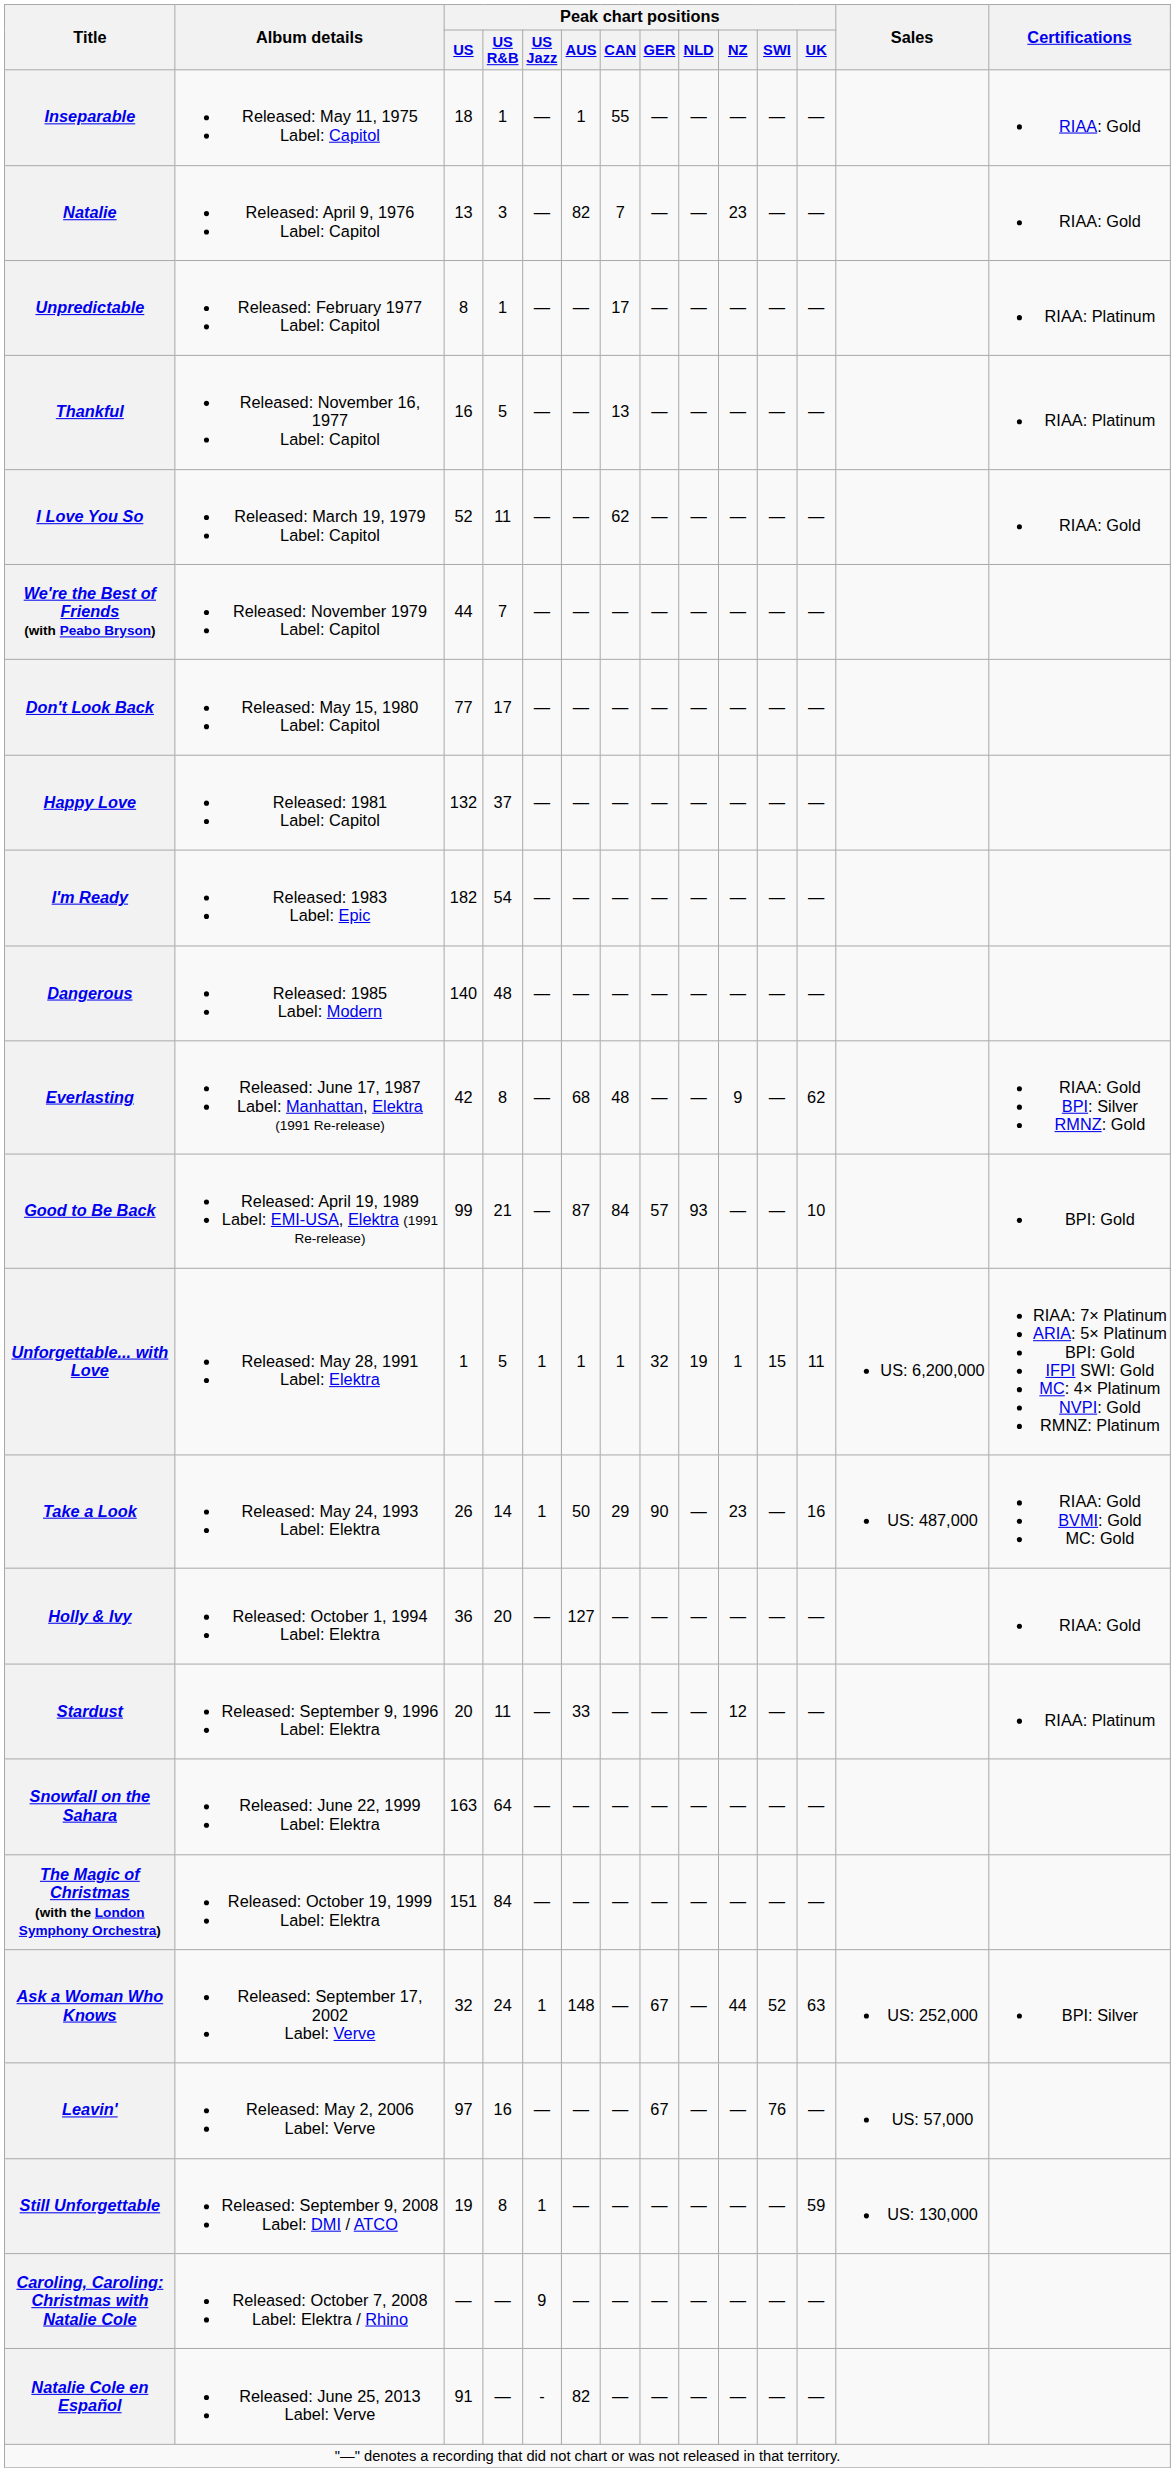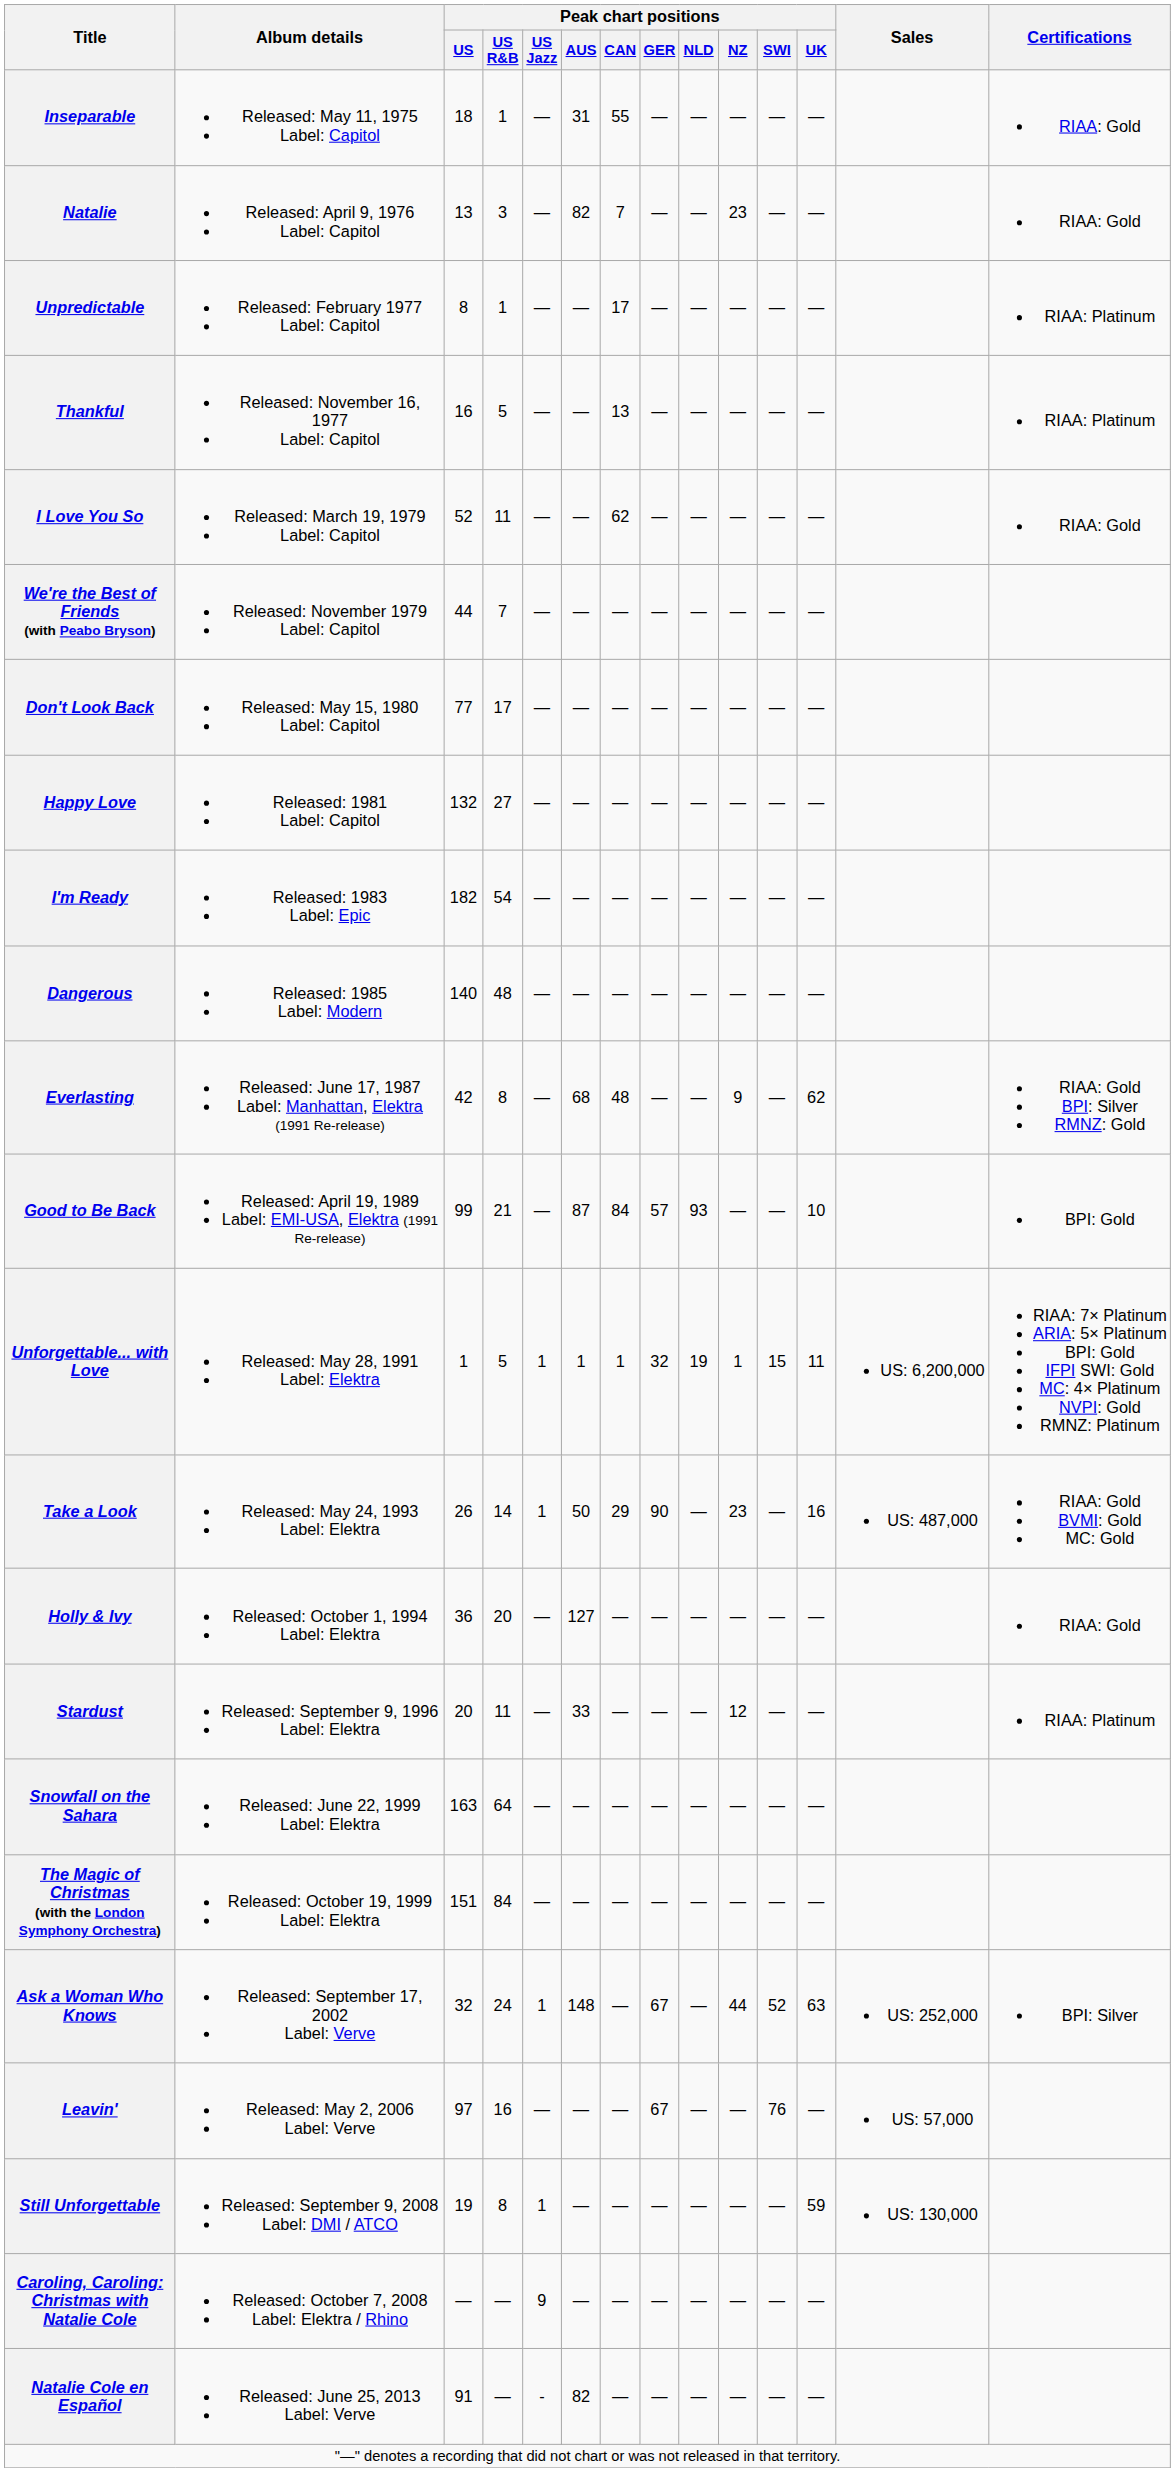(581, 117) 1 -> (581, 117) 31
(503, 802) 37 -> (503, 802) 27
